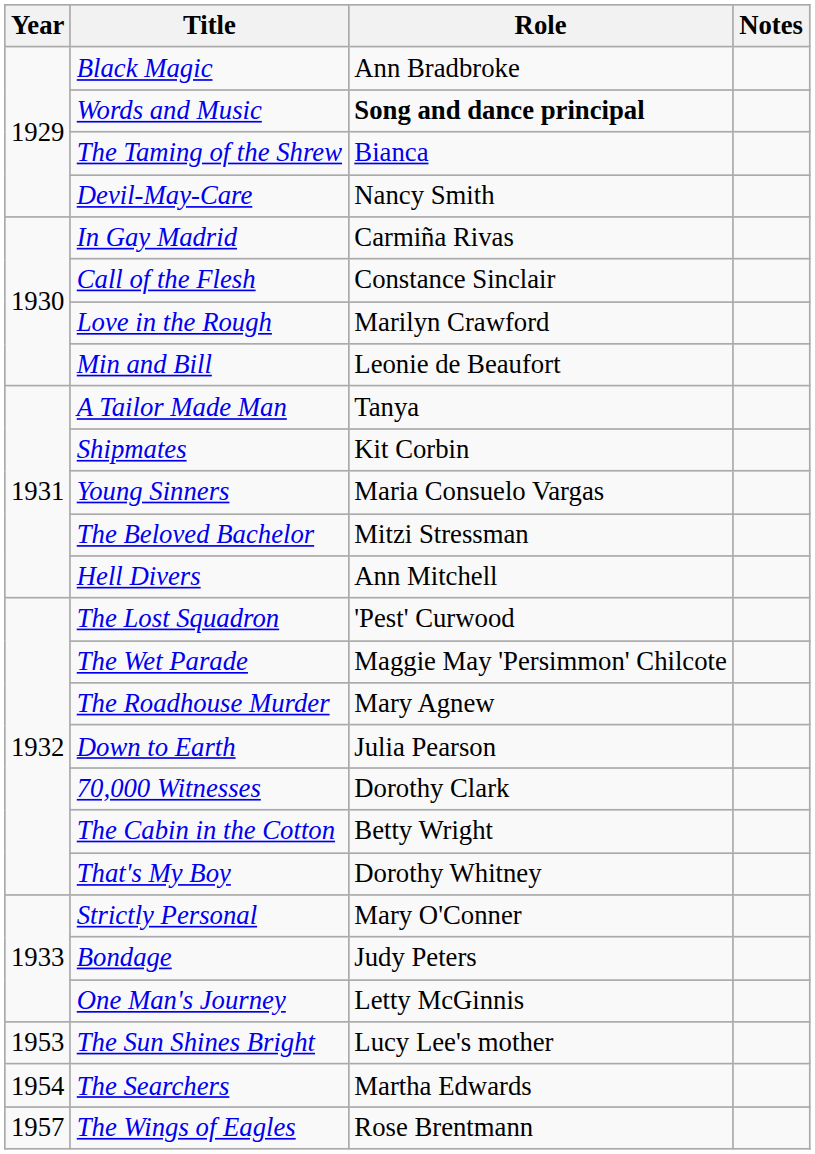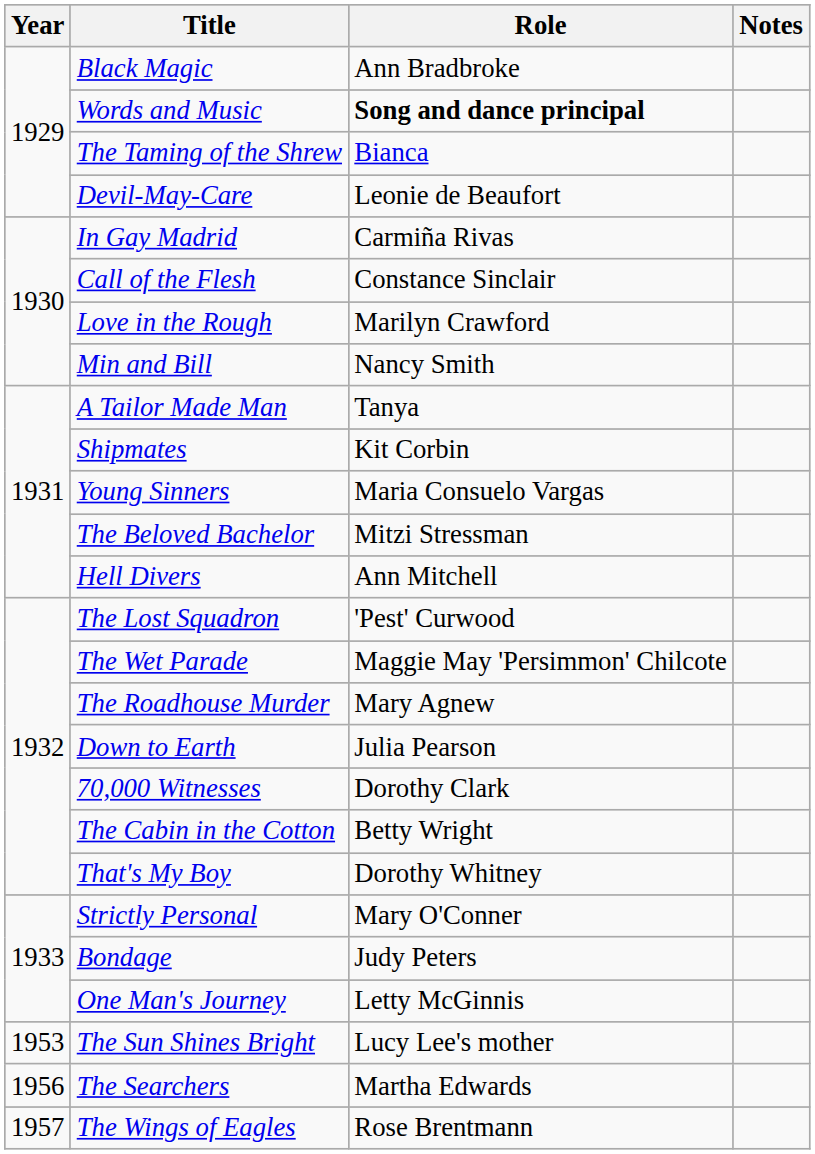(424, 195) Nancy Smith -> (457, 195) Leonie de Beaufort
(457, 364) Leonie de Beaufort -> (424, 364) Nancy Smith
(38, 1085) 1954 -> (38, 1085) 1956
